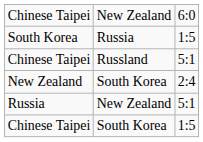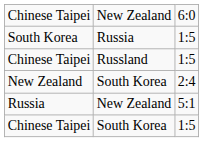(187, 59) 5:1 -> (187, 59) 1:5
